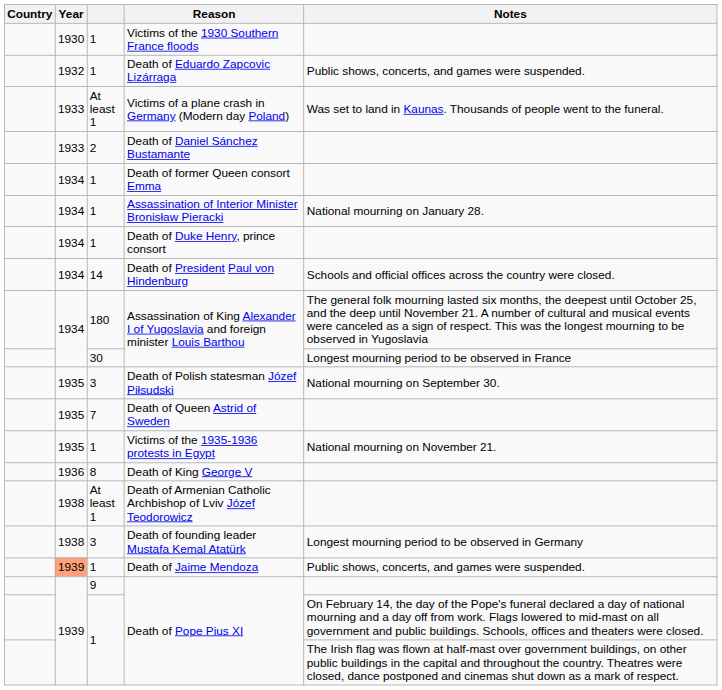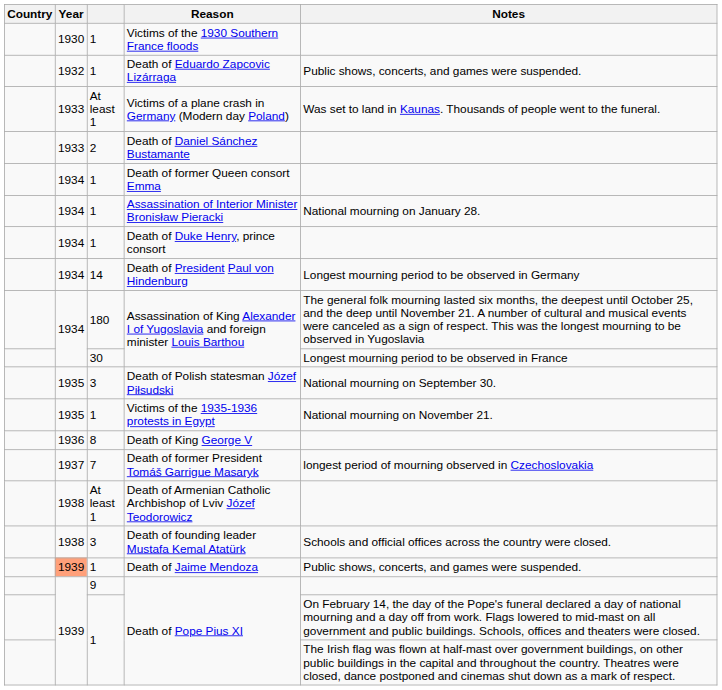(461, 275) Schools and official offices across the country were closed. -> (441, 275) Longest mourning period to be observed in Germany
- row: (93, 415)
+ row: (93, 466)
(445, 542) Longest mourning period to be observed in Germany -> (457, 542) Schools and official offices across the country were closed.
